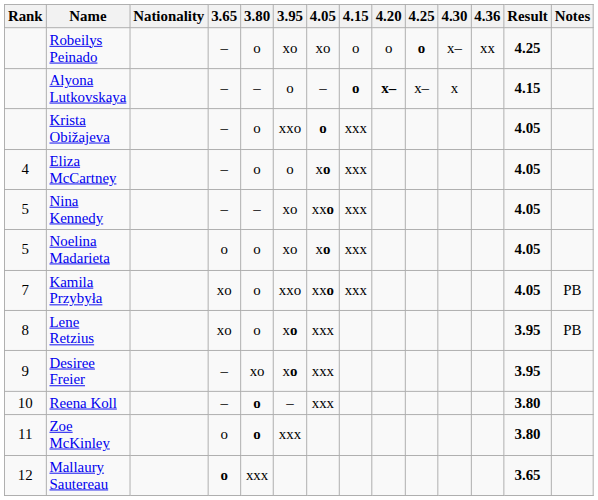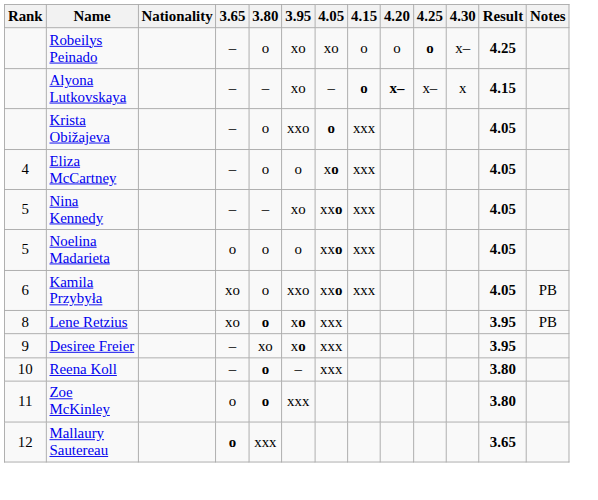- column: (487, 16)
(290, 88) o -> (298, 88) xo
(290, 249) xo -> (298, 249) o
(323, 249) xo -> (331, 249) xxo
(25, 290) 7 -> (25, 290) 6
(257, 330) normal -> (265, 322) bold
